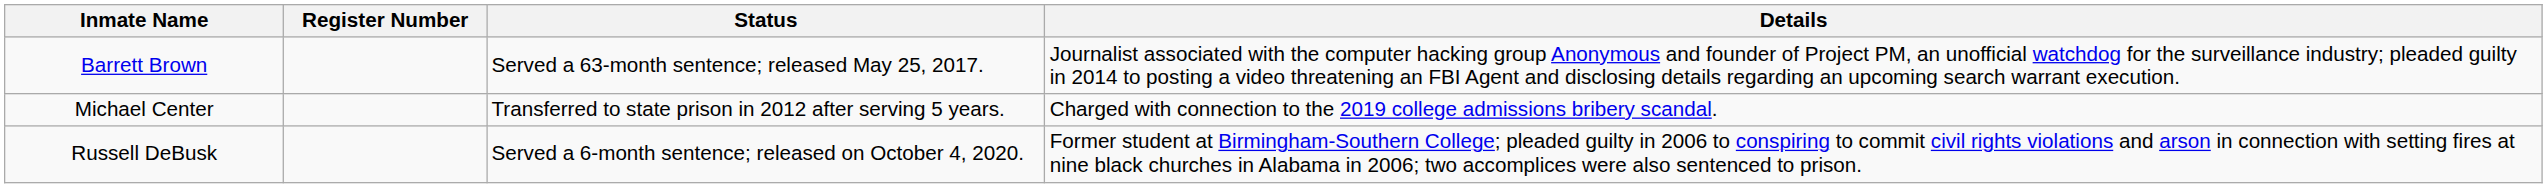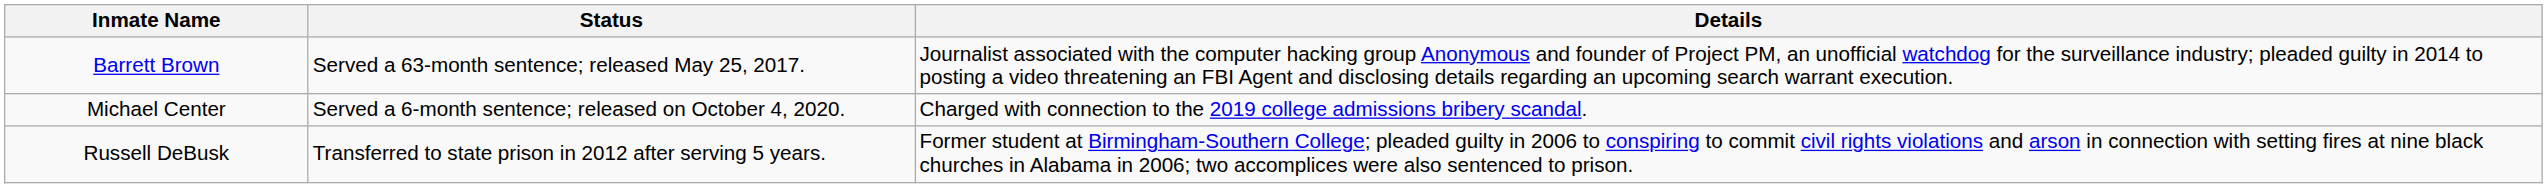- column: (385, 20)
(748, 109) Transferred to state prison in 2012 after serving 5 years. -> (579, 109) Served a 6-month sentence; released on October 4, 2020.
(758, 153) Served a 6-month sentence; released on October 4, 2020. -> (569, 153) Transferred to state prison in 2012 after serving 5 years.
